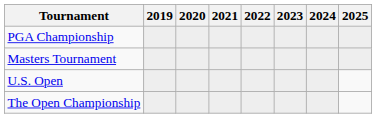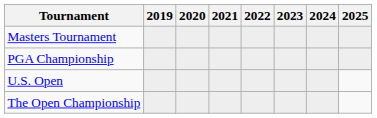rows swapped: (62, 59) <-> (61, 37)
